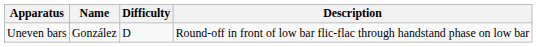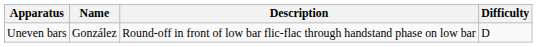columns swapped: (352, 13) <-> (146, 13)
